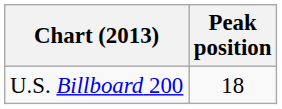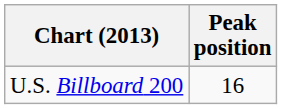(233, 84) 18 -> (233, 84) 16
